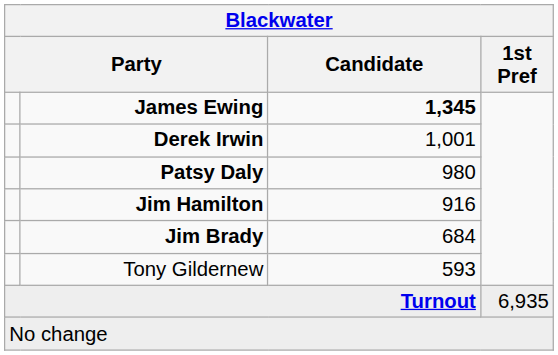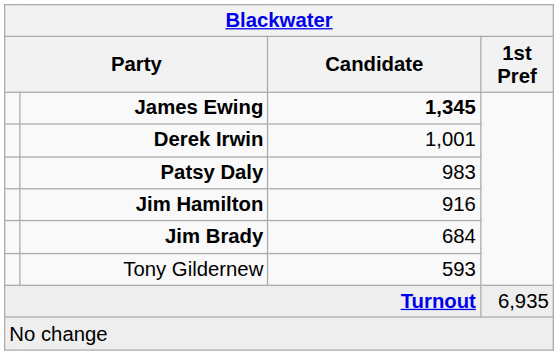(459, 172) 980 -> (459, 172) 983
